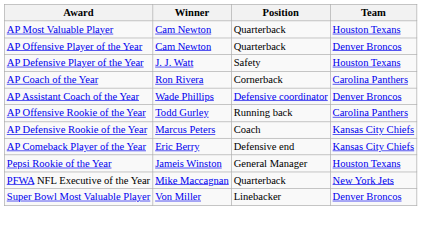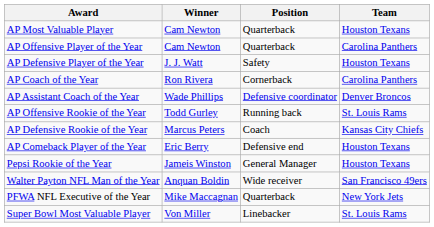(367, 46) Denver Broncos -> (380, 46) Carolina Panthers
(370, 113) Carolina Panthers -> (374, 113) St. Louis Rams
(373, 146) Kansas City Chiefs -> (376, 146) Houston Texans
+ row: (83, 180)
(367, 197) Denver Broncos -> (374, 213) St. Louis Rams
